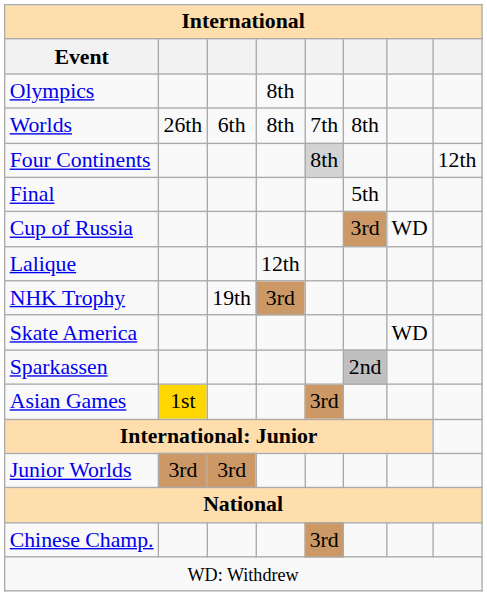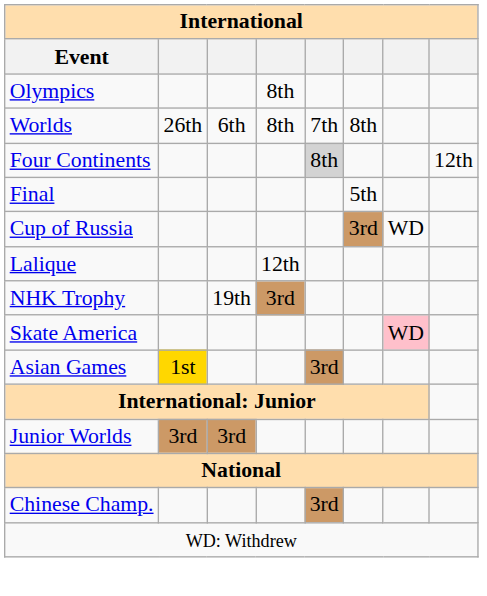(410, 332) no background -> (406, 332) pink background
- row: (59, 366)
